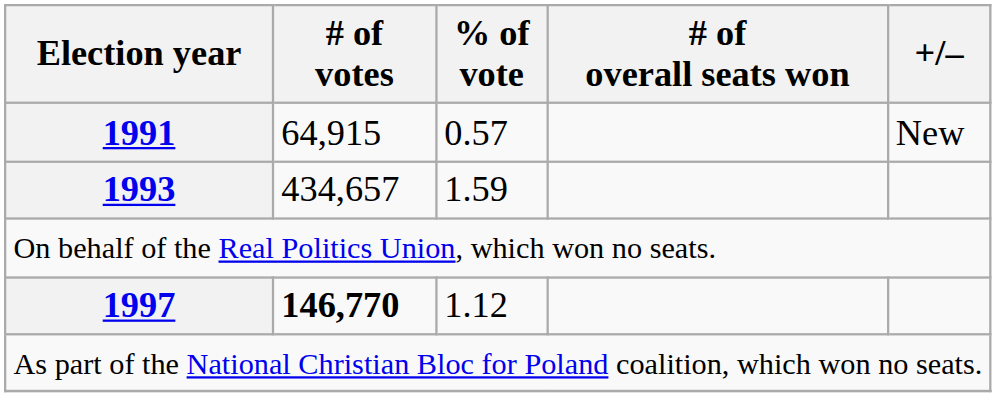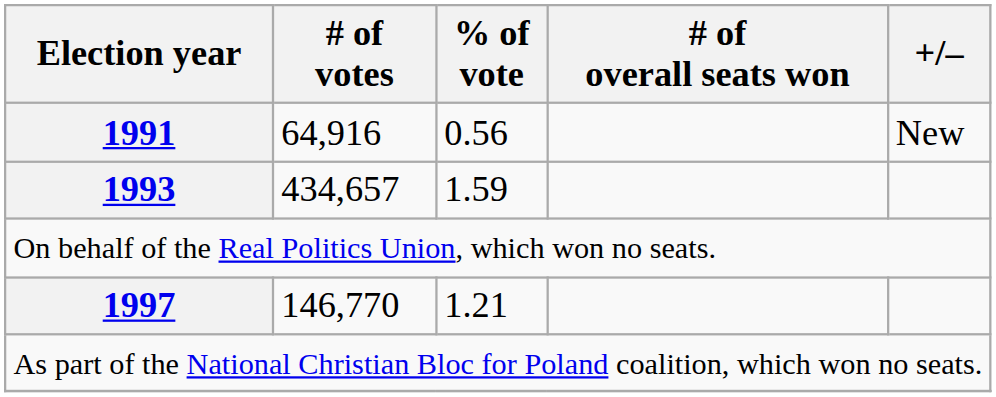(331, 131) 64,915 -> (331, 131) 64,916
(476, 131) 0.57 -> (476, 131) 0.56
(340, 304) bold -> (340, 304) normal
(476, 304) 1.12 -> (476, 304) 1.21
